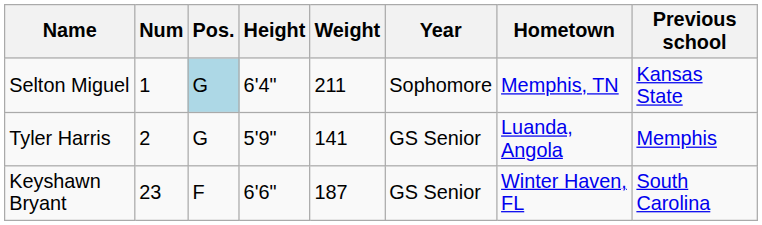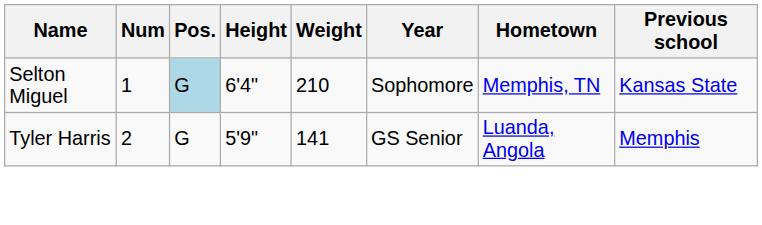(330, 85) 211 -> (313, 85) 210
- row: (55, 192)
